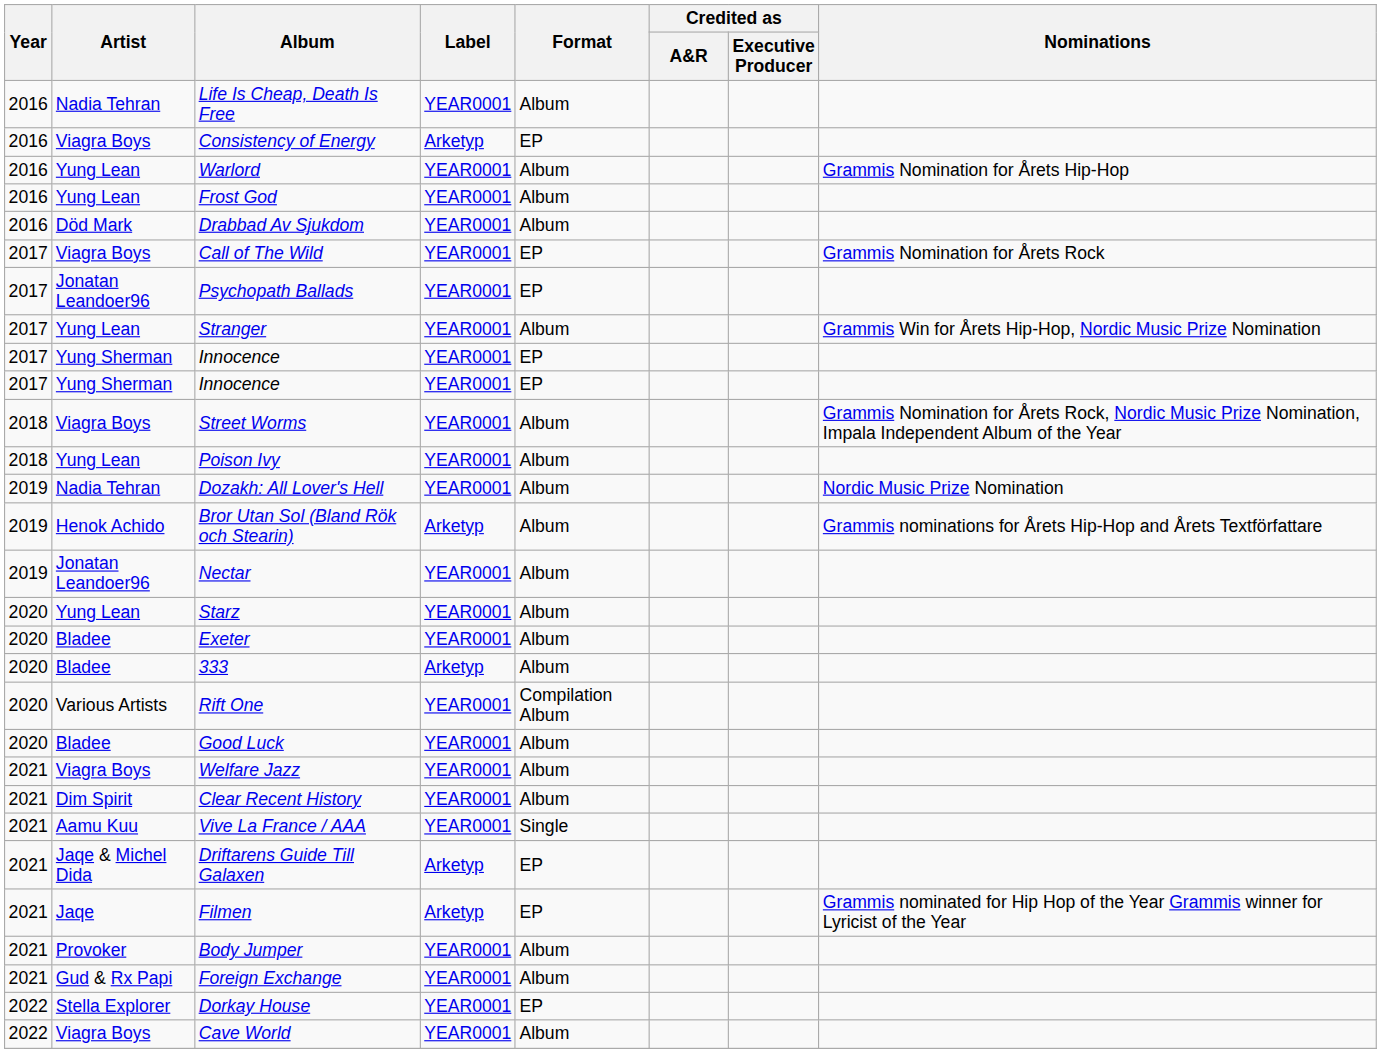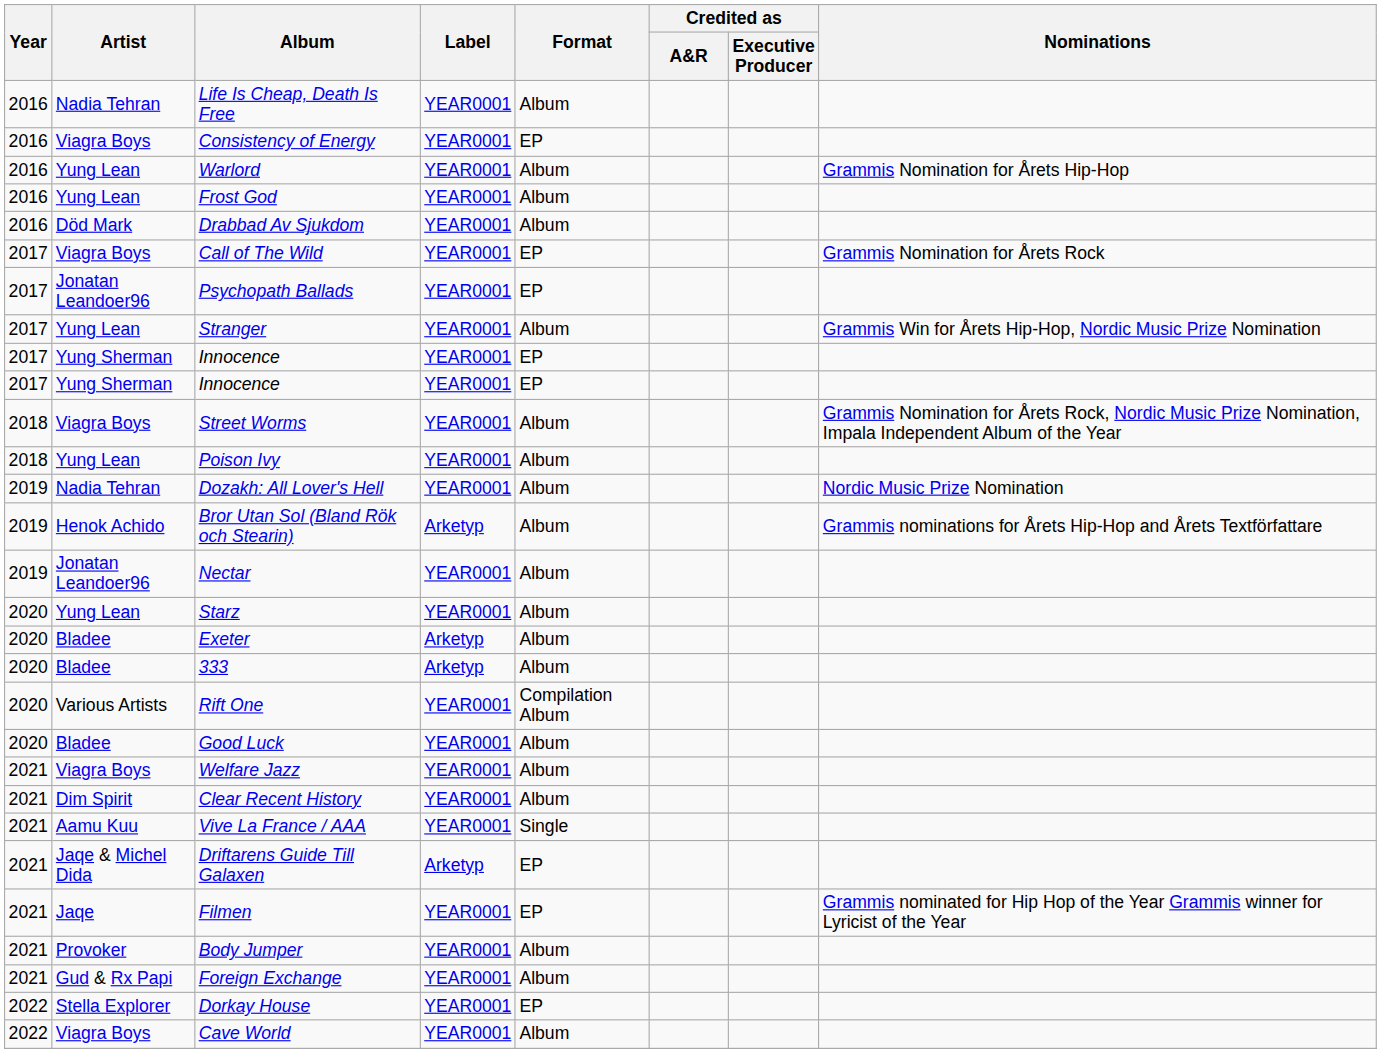(454, 141) Arketyp -> (468, 141) YEAR0001
(468, 639) YEAR0001 -> (454, 639) Arketyp
(454, 912) Arketyp -> (468, 912) YEAR0001
